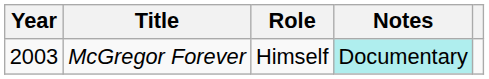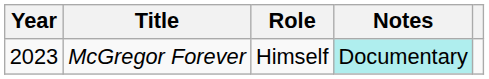(34, 56) 2003 -> (34, 56) 2023
